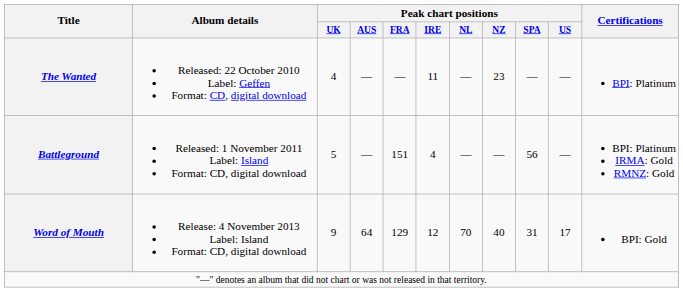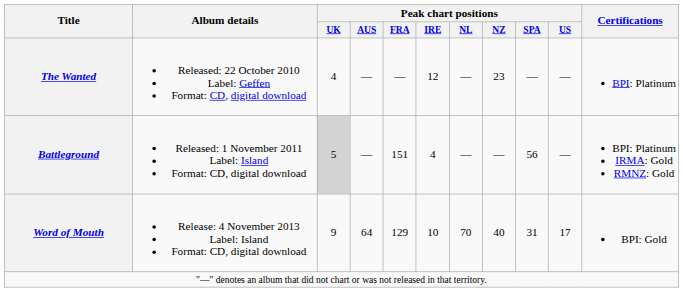(433, 76) 11 -> (433, 76) 12
(334, 154) no background -> (334, 154) lightgrey background
(433, 232) 12 -> (433, 232) 10
